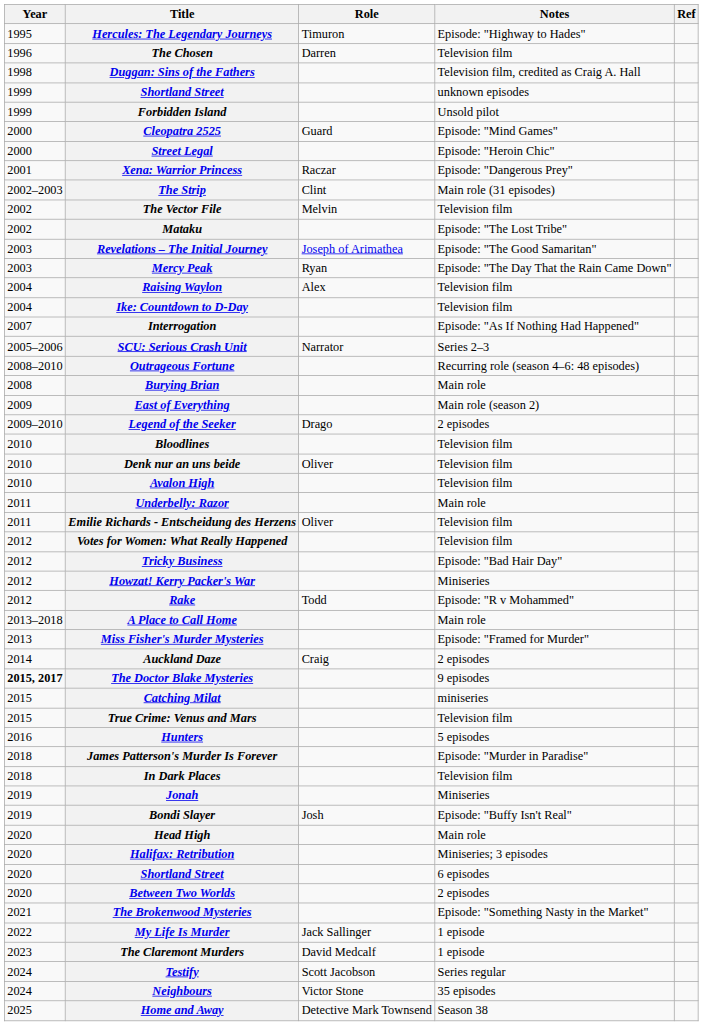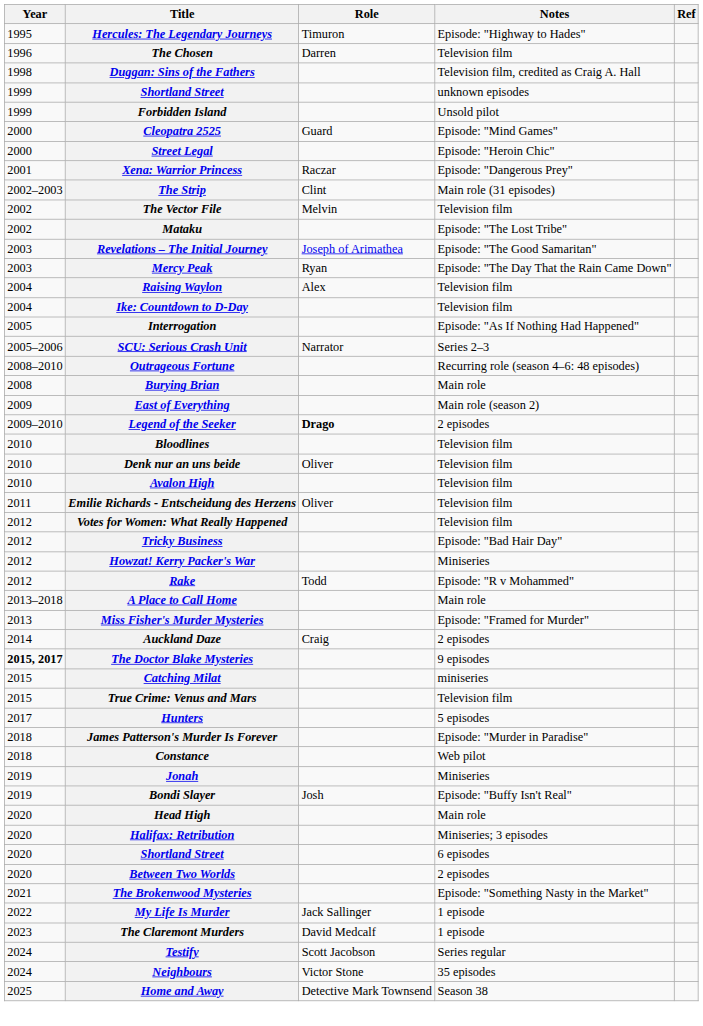(20, 326) 2007 -> (20, 326) 2005
(317, 424) normal -> (318, 424) bold
- row: (182, 502)
(20, 737) 2016 -> (20, 717) 2017
- row: (182, 776)
+ row: (182, 756)
